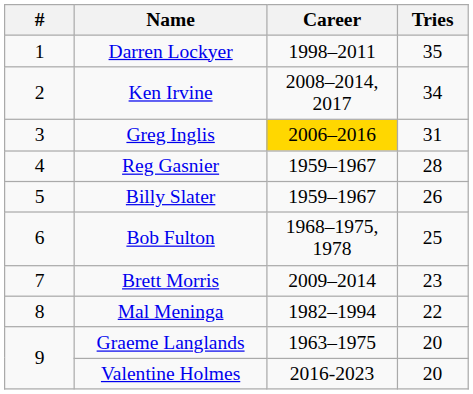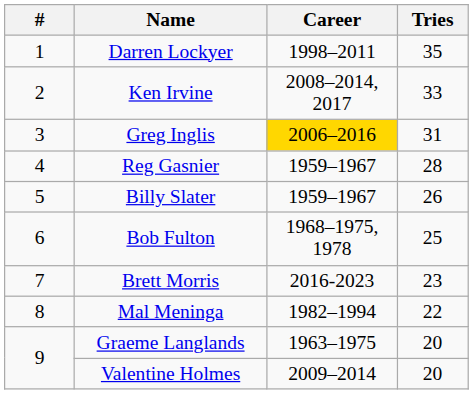(433, 92) 34 -> (433, 92) 33
(332, 280) 2009–2014 -> (332, 280) 2016-2023
(332, 373) 2016-2023 -> (332, 373) 2009–2014
